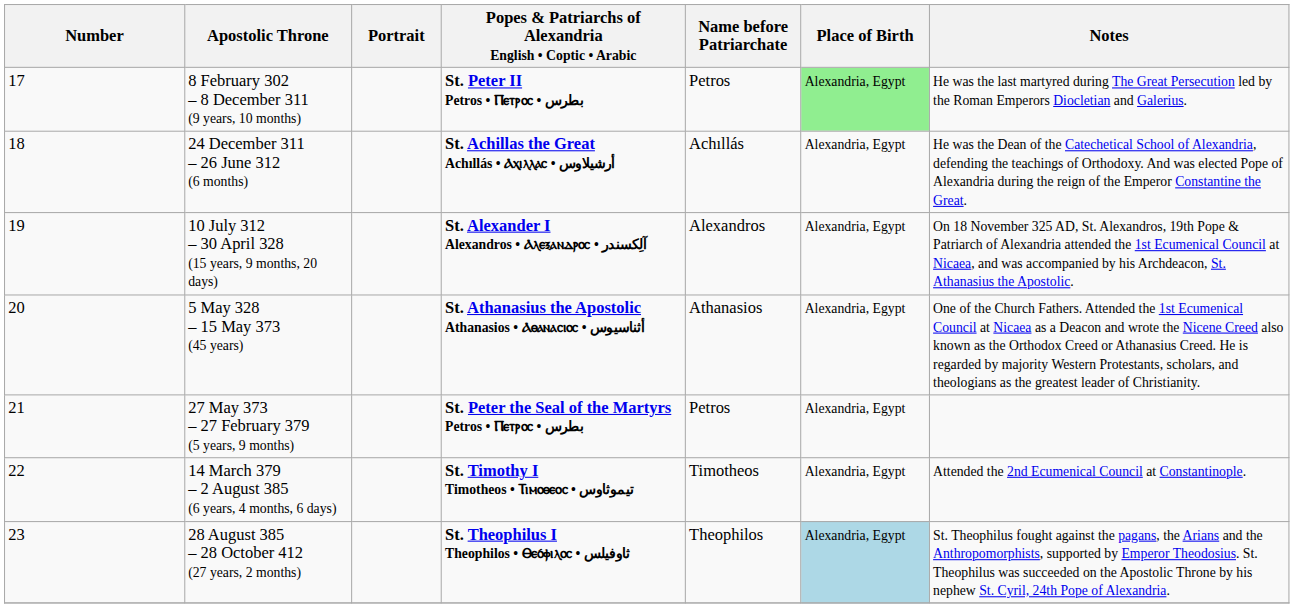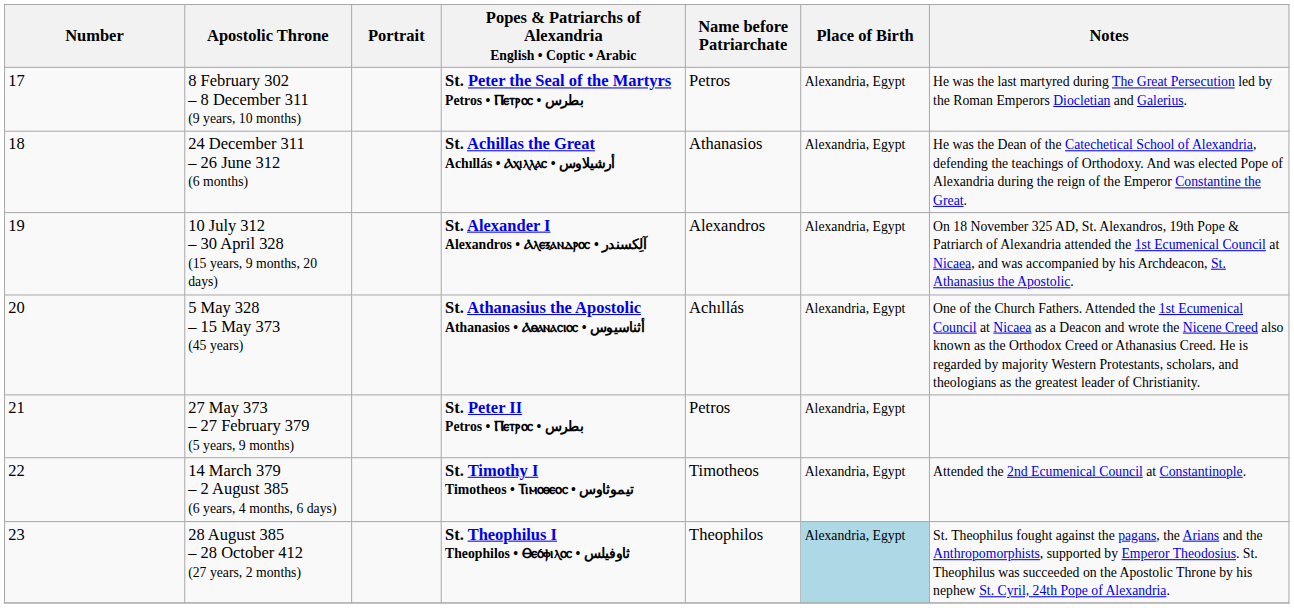(514, 90) St. Peter II Petros • Ⲡⲉⲧⲣⲟⲥ • بطرس -> (558, 90) St. Peter the Seal of the Martyrs Petros • Ⲡⲉⲧⲣⲟⲥ • بطرس
(855, 81) lightgreen background -> (855, 81) no background
(717, 144) Achıllás -> (726, 144) Athanasios
(726, 307) Athanasios -> (717, 307) Achıllás
(558, 417) St. Peter the Seal of the Martyrs Petros • Ⲡⲉⲧⲣⲟⲥ • بطرس -> (514, 417) St. Peter II Petros • Ⲡⲉⲧⲣⲟⲥ • بطرس
